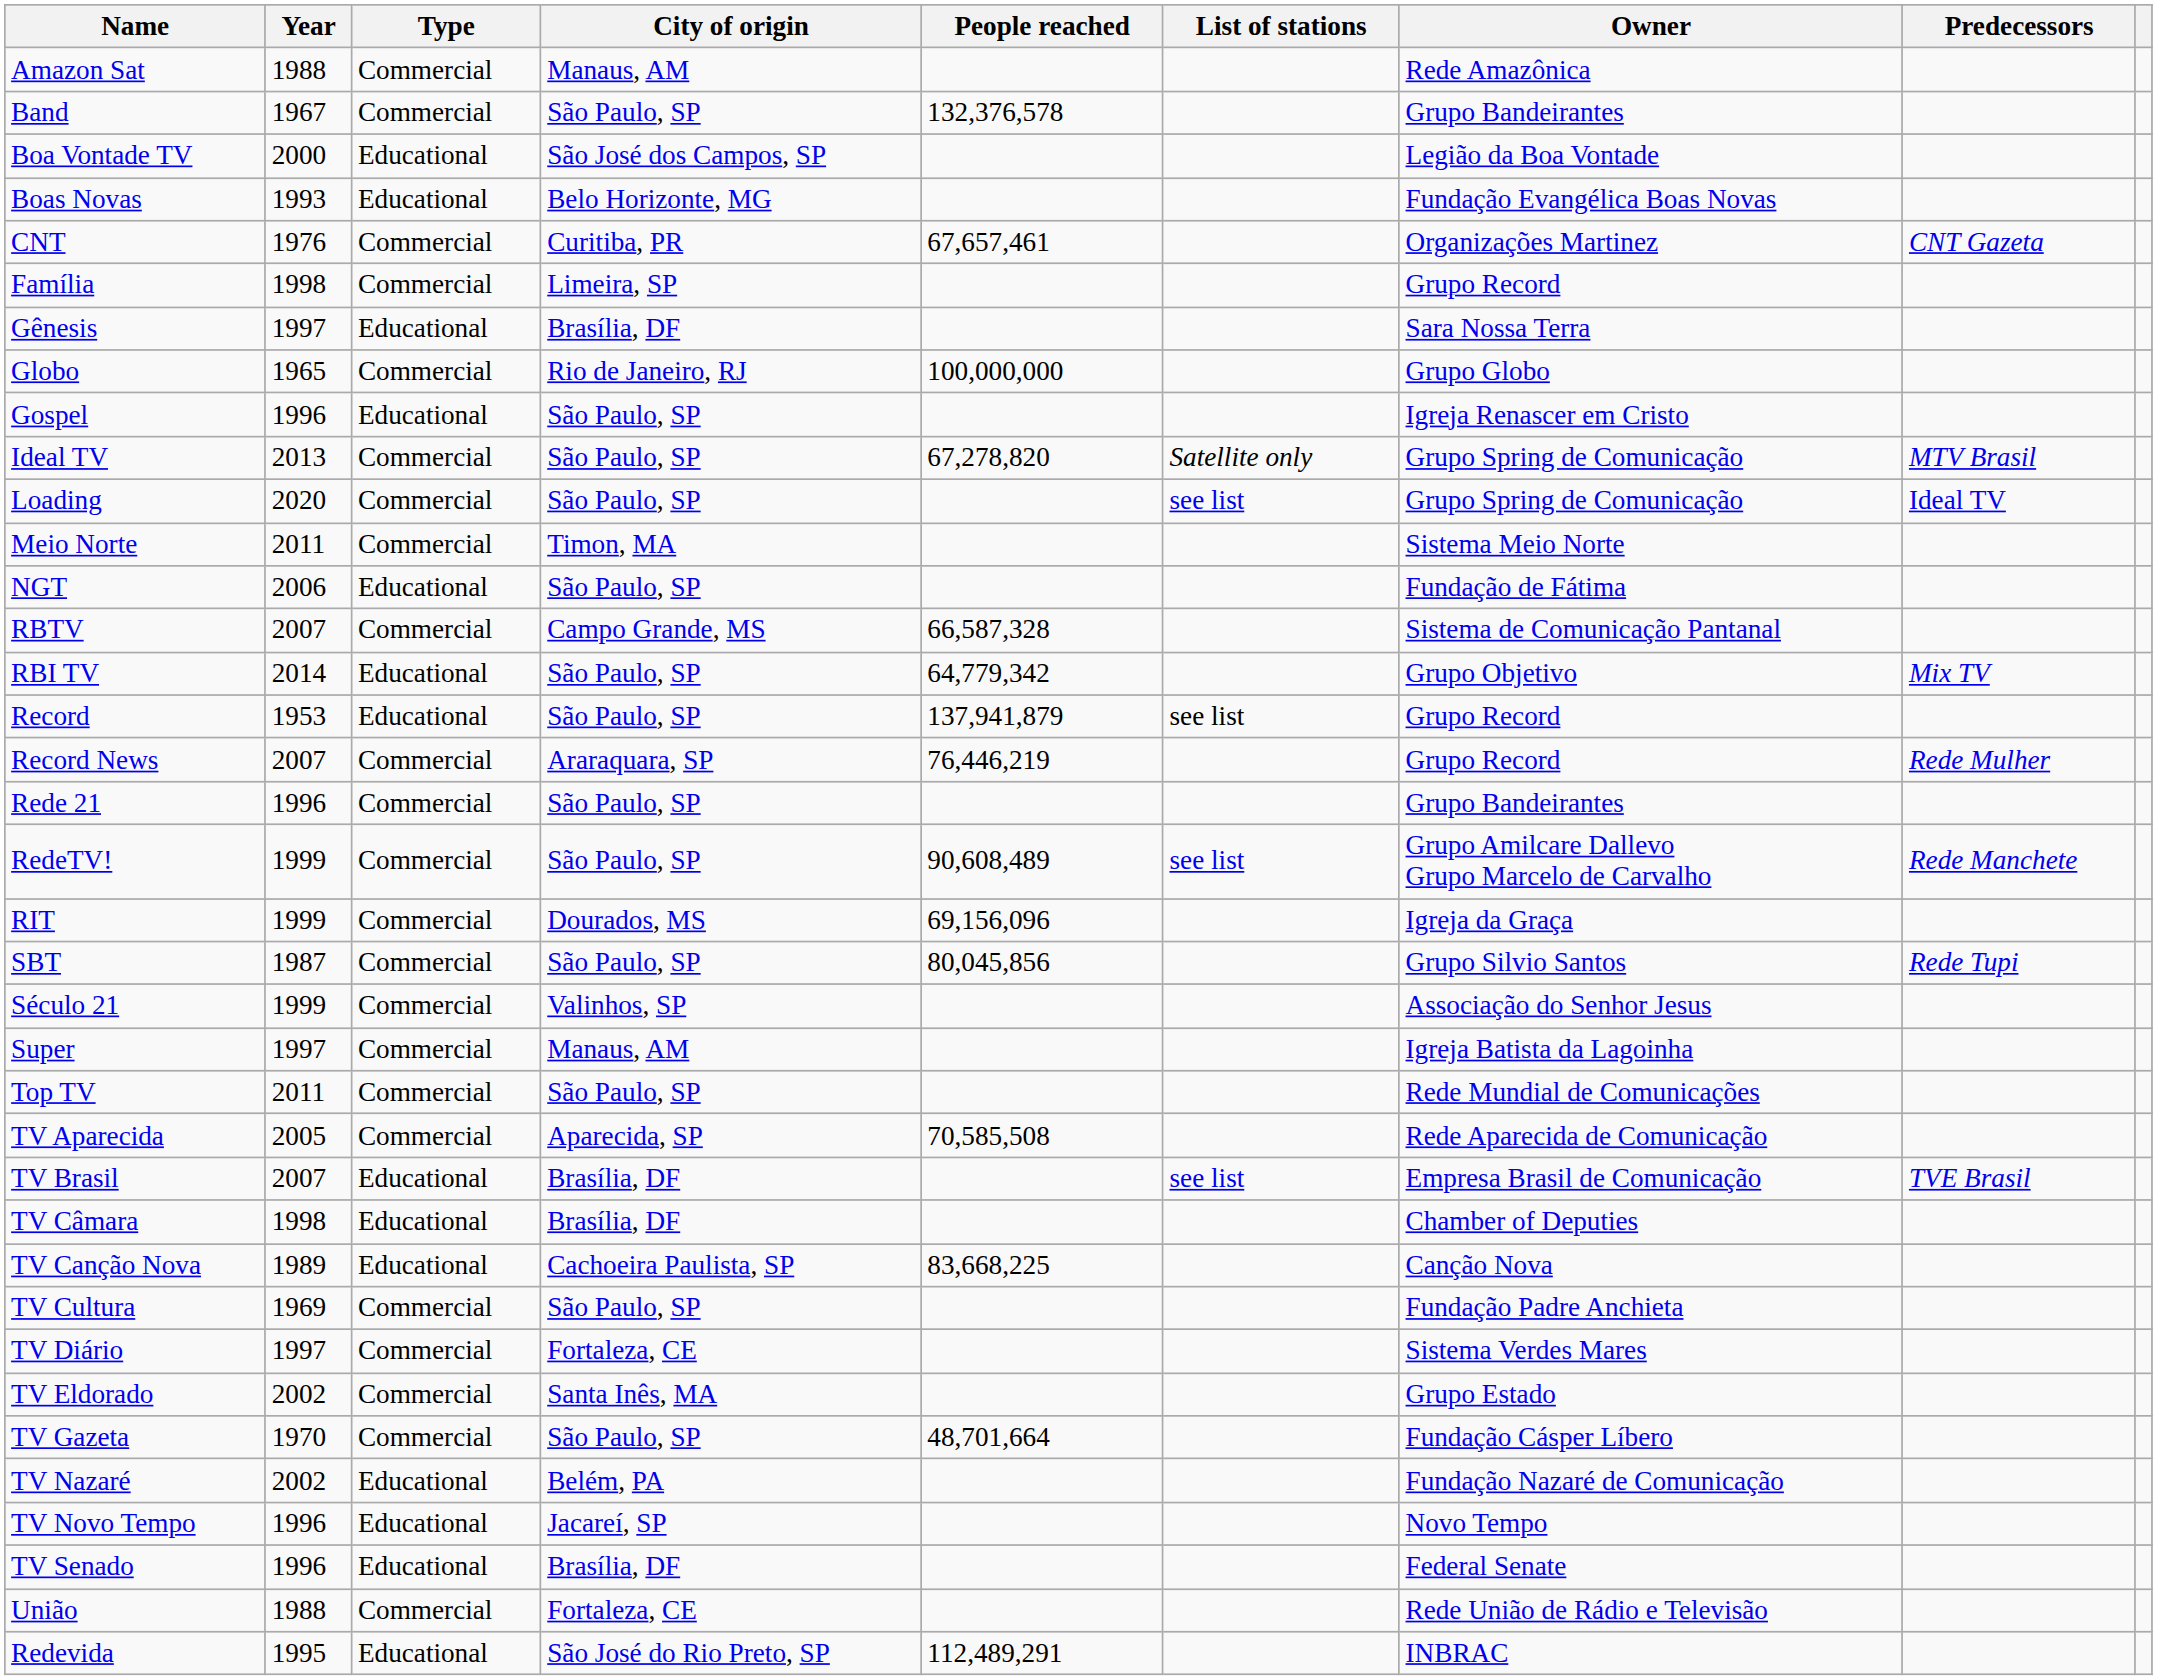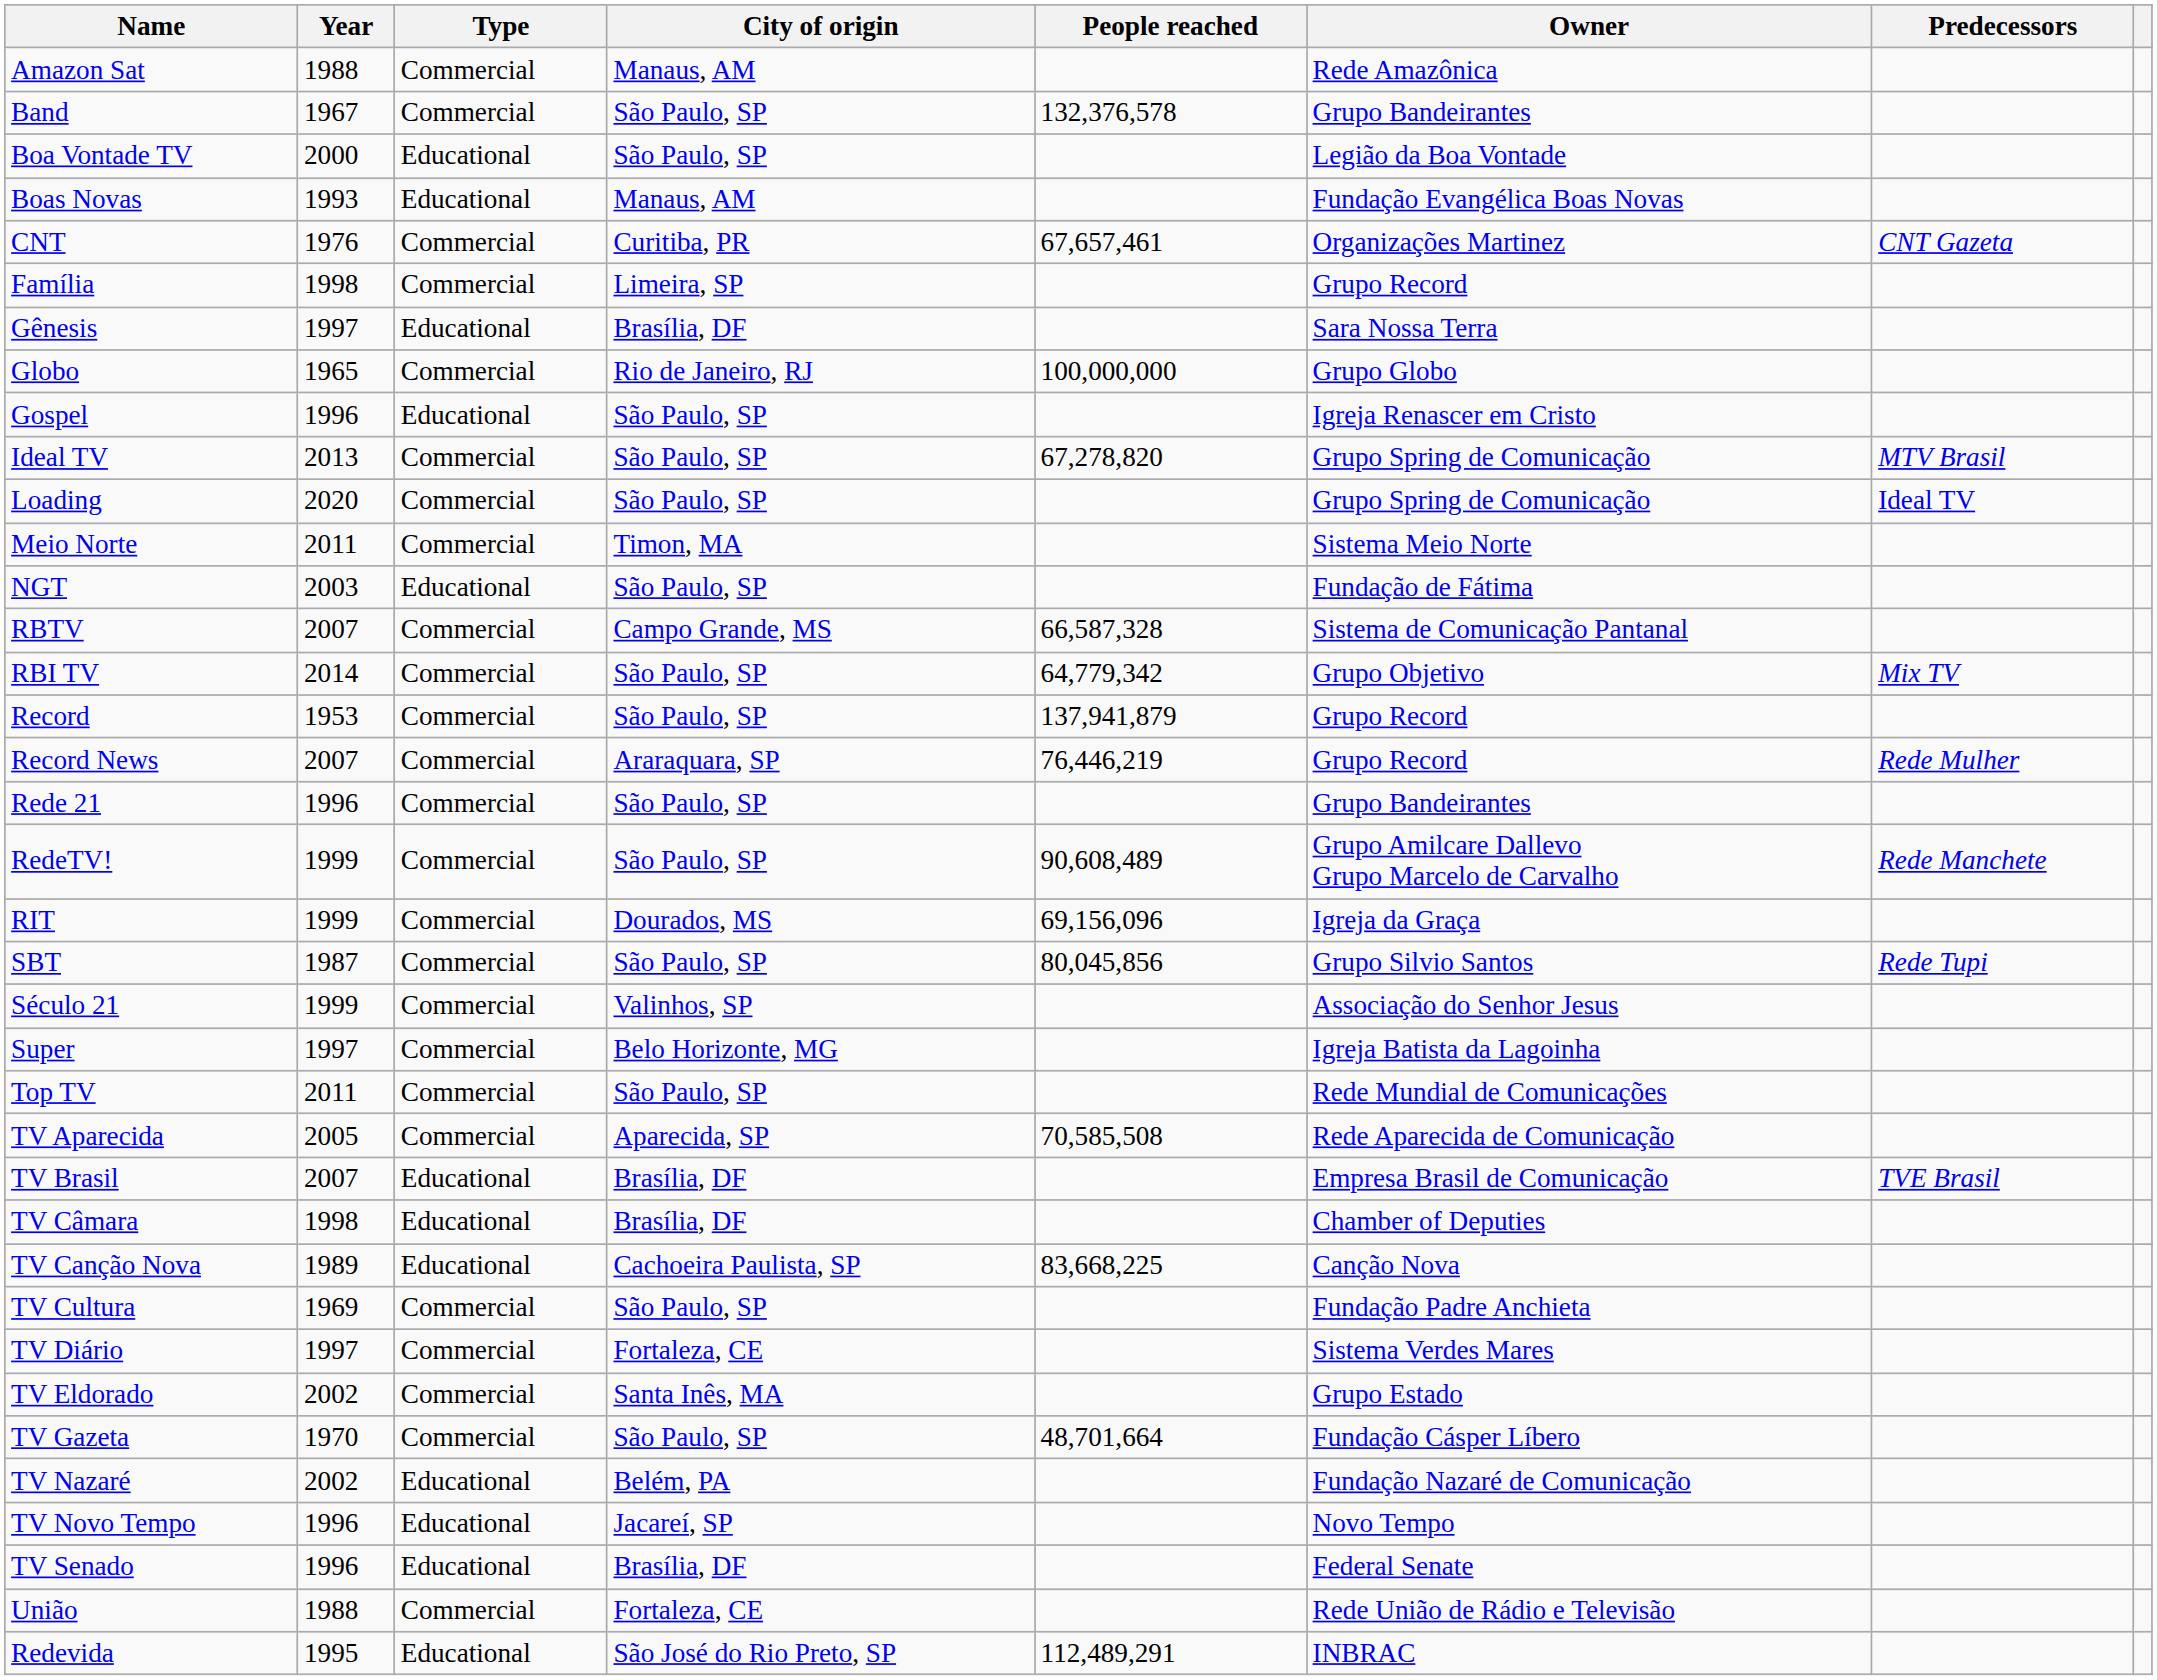- column: (1281, 26)
(687, 155) São José dos Campos, SP -> (690, 155) São Paulo, SP
(659, 198) Belo Horizonte, MG -> (685, 198) Manaus, AM
(299, 586) 2006 -> (331, 586) 2003
(423, 673) Educational -> (468, 673) Commercial
(423, 716) Educational -> (468, 716) Commercial
(618, 1048) Manaus, AM -> (726, 1048) Belo Horizonte, MG
